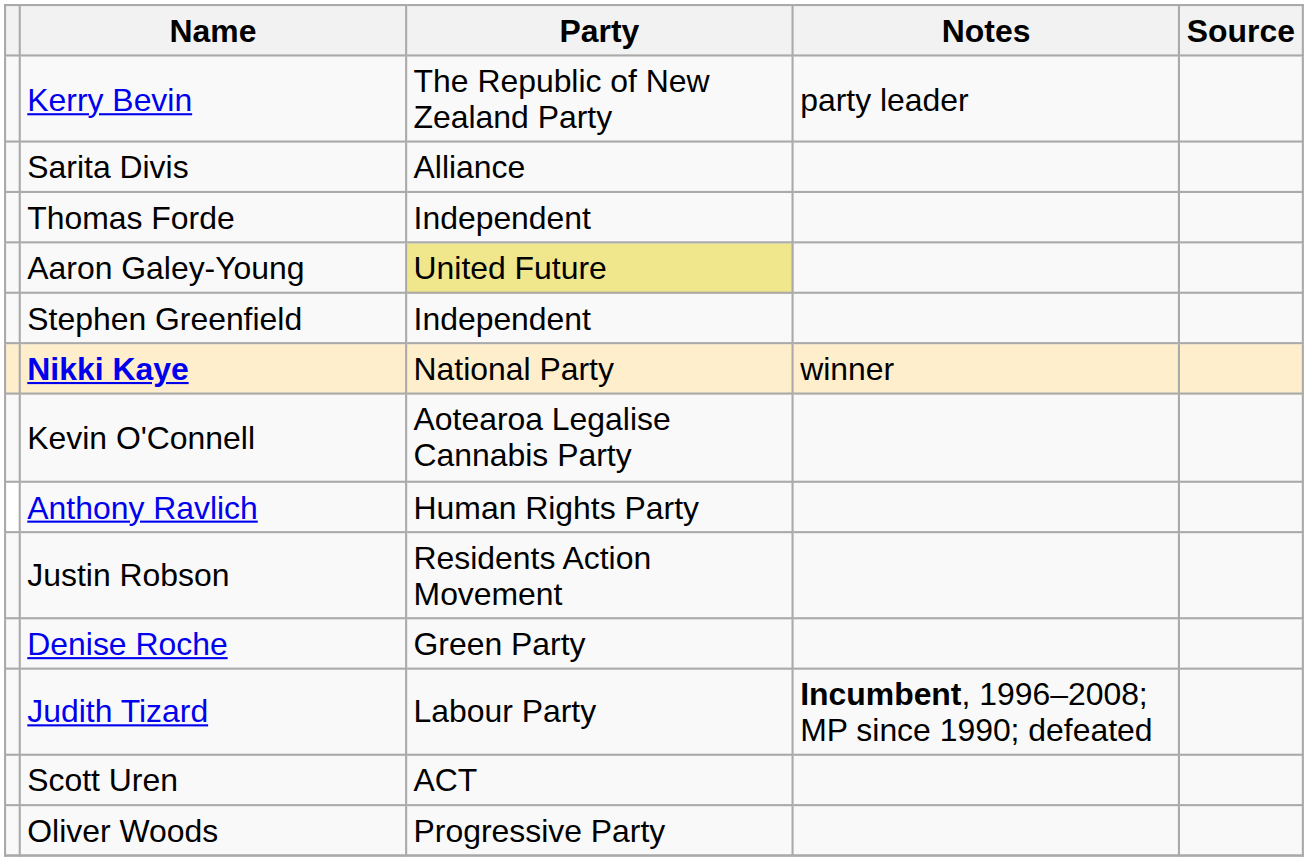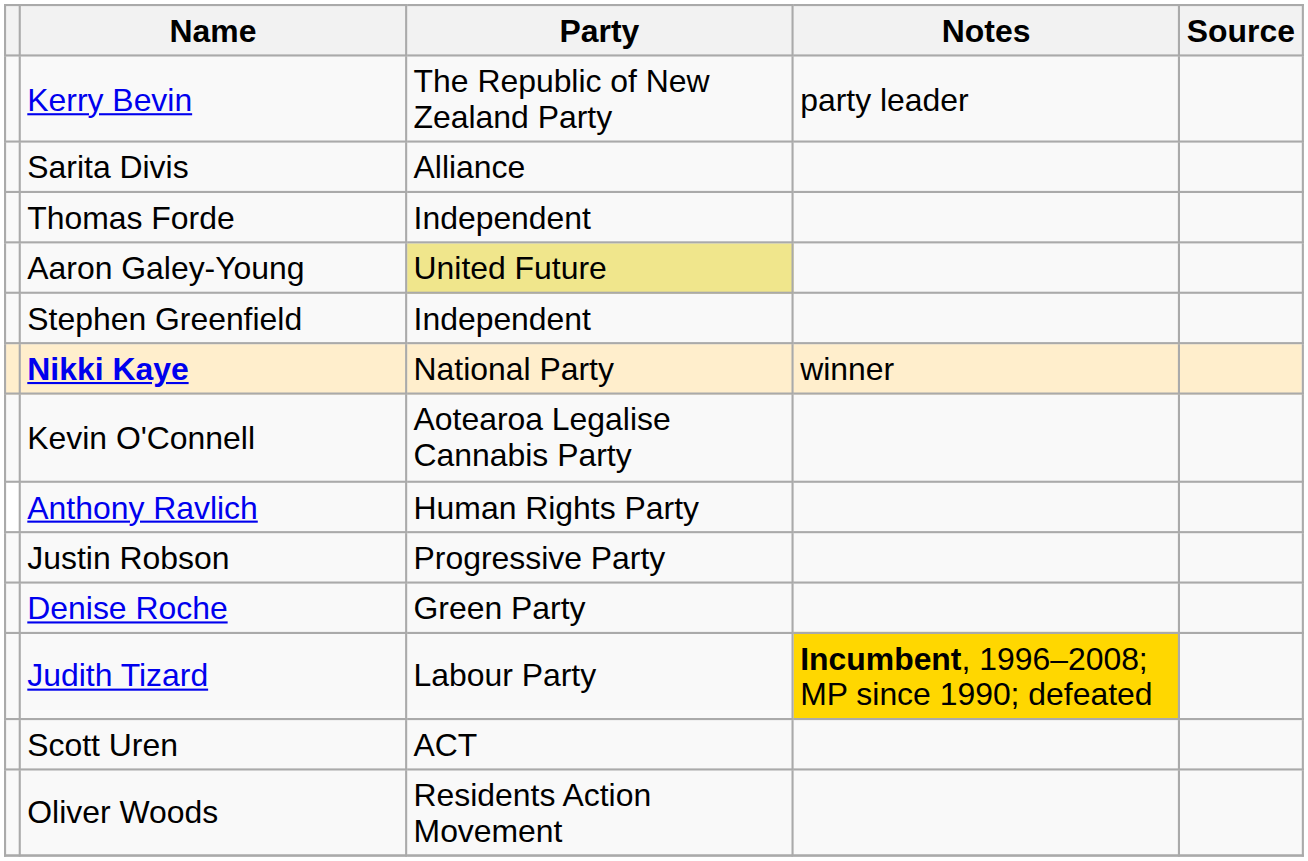(532, 575) Residents Action Movement -> (539, 557) Progressive Party
(976, 711) no background -> (976, 676) gold background
(539, 830) Progressive Party -> (532, 812) Residents Action Movement
